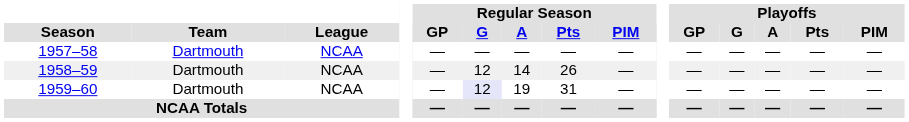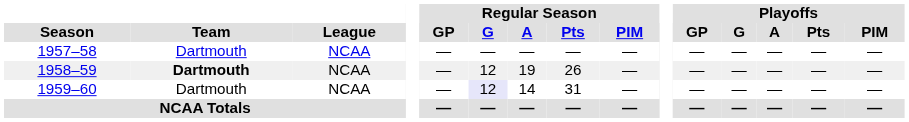(208, 70) normal -> (211, 70) bold
(522, 70) 14 -> (527, 70) 19
(522, 89) 19 -> (527, 89) 14
